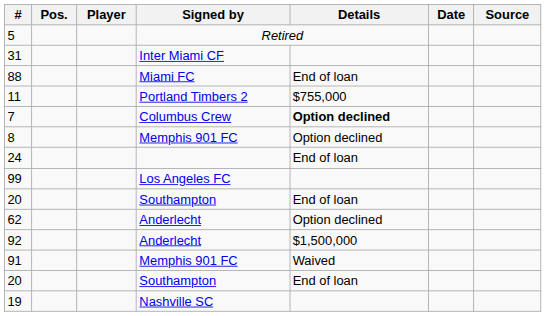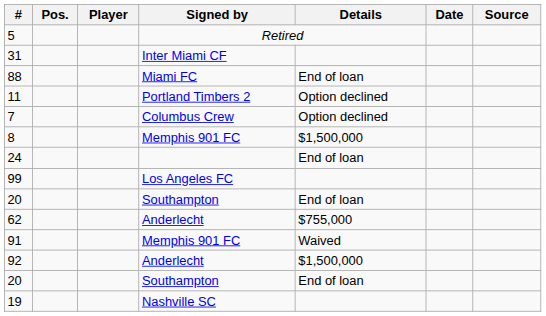(320, 97) $755,000 -> (343, 97) Option declined
(341, 117) bold -> (343, 117) normal
(337, 138) Option declined -> (331, 138) $1,500,000
(337, 219) Option declined -> (325, 219) $755,000
rows swapped: (15, 240) <-> (15, 260)
